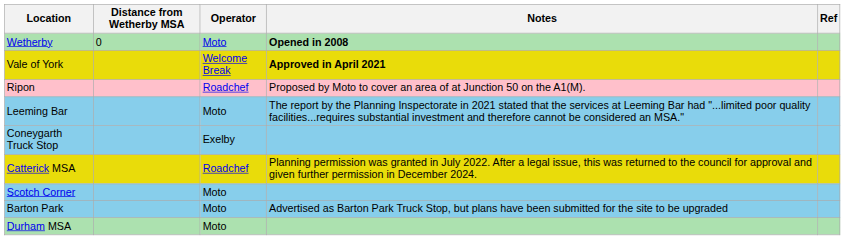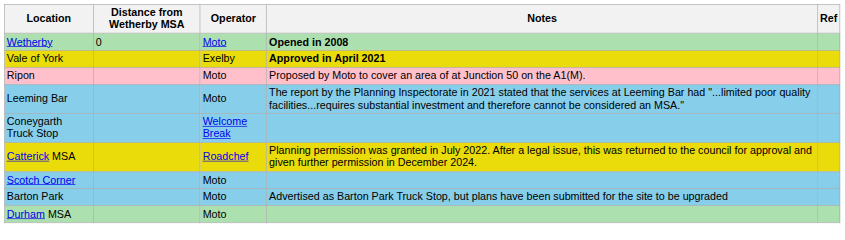(225, 65) Welcome Break -> (219, 59) Exelby
(226, 88) Roadchef -> (215, 76) Moto
(219, 140) Exelby -> (225, 128) Welcome Break
